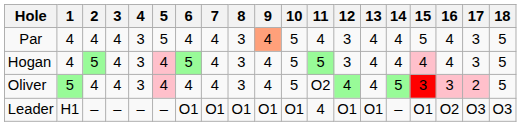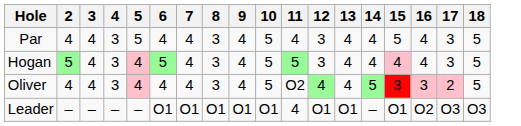- column: (70, 16)
(268, 39) lightsalmon background -> (242, 39) no background
